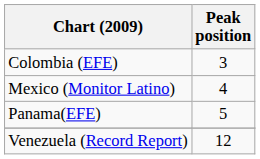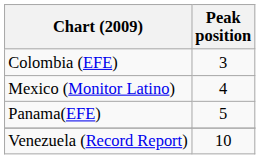(223, 140) 12 -> (223, 140) 10
